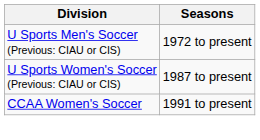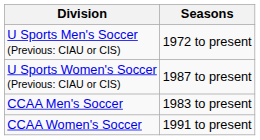+ row: (65, 104)
